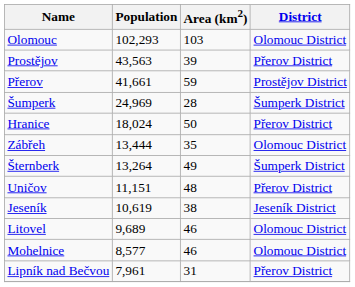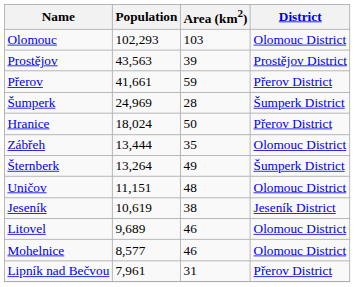(293, 60) Přerov District -> (300, 60) Prostějov District
(300, 81) Prostějov District -> (293, 81) Přerov District
(293, 187) Přerov District -> (300, 187) Olomouc District
